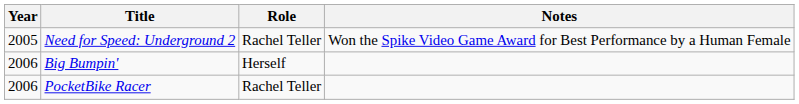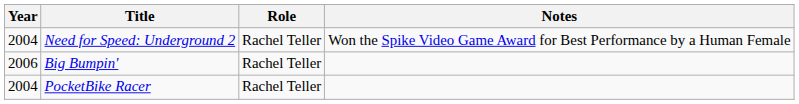(23, 39) 2005 -> (23, 39) 2004
(264, 63) Herself -> (282, 63) Rachel Teller
(23, 87) 2006 -> (23, 87) 2004
